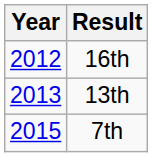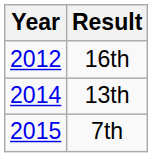(36, 95) 2013 -> (36, 95) 2014
